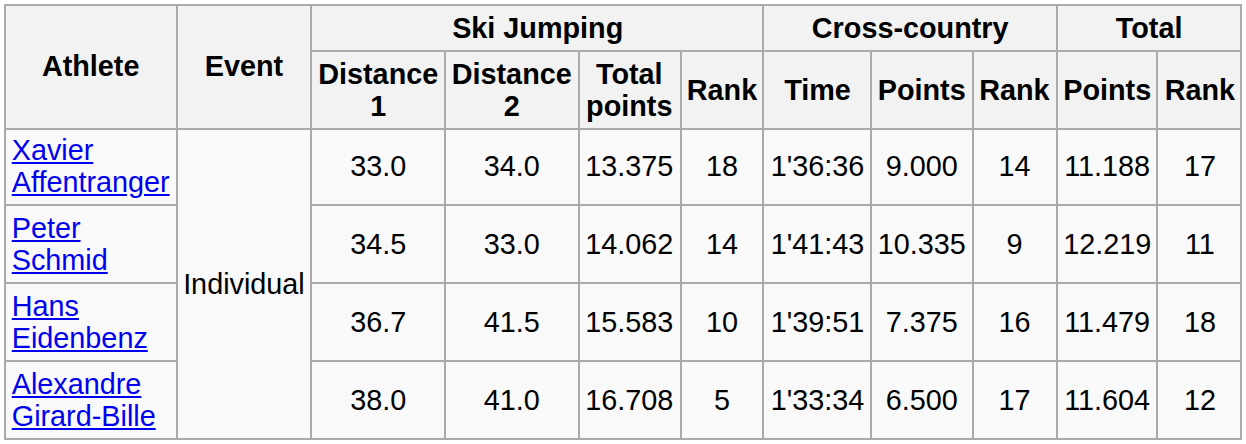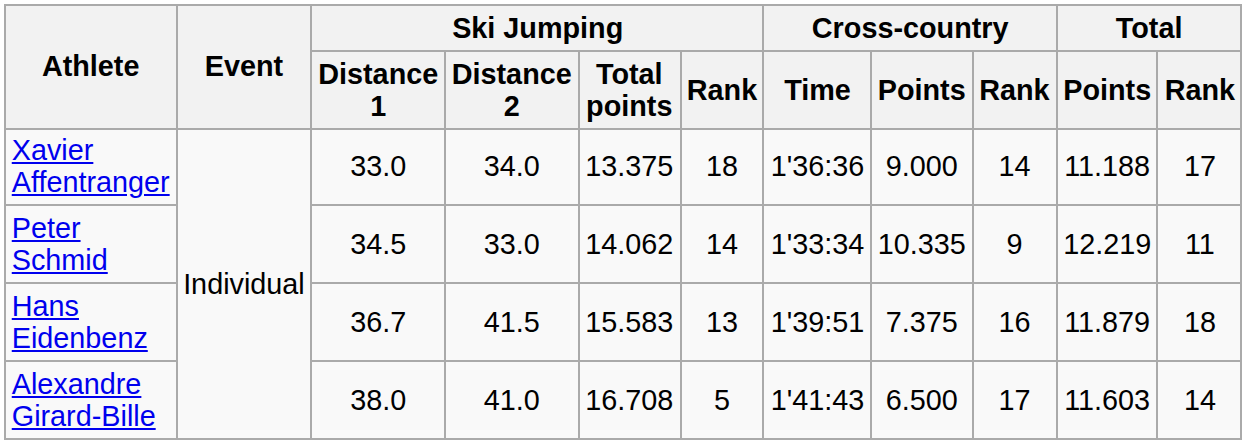(817, 245) 1'41:43 -> (817, 245) 1'33:34
(722, 322) 10 -> (722, 322) 13
(1107, 322) 11.479 -> (1107, 322) 11.879
(817, 400) 1'33:34 -> (817, 400) 1'41:43
(1107, 400) 11.604 -> (1107, 400) 11.603
(1200, 400) 12 -> (1200, 400) 14
